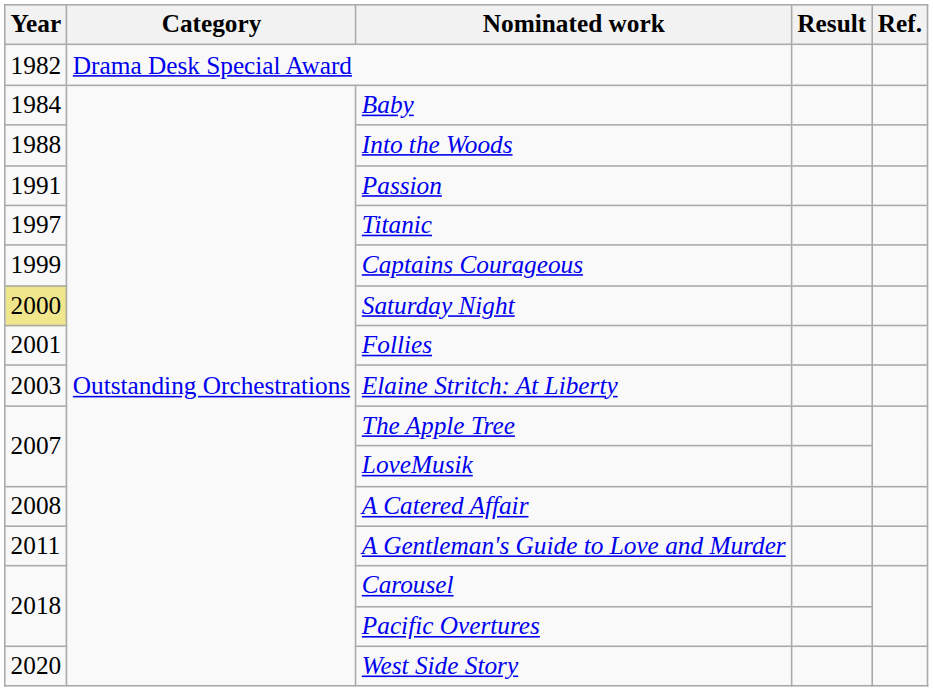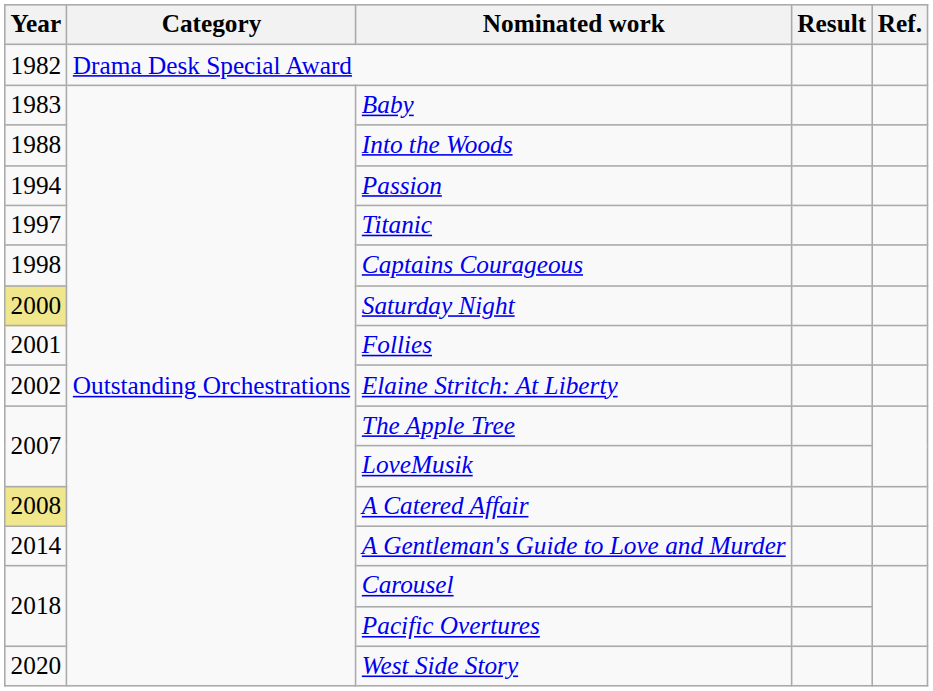(36, 104) 1984 -> (36, 104) 1983
(36, 184) 1991 -> (36, 184) 1994
(36, 265) 1999 -> (36, 265) 1998
(36, 385) 2003 -> (36, 385) 2002
(36, 505) no background -> (36, 505) khaki background
(35, 545) 2011 -> (36, 545) 2014
